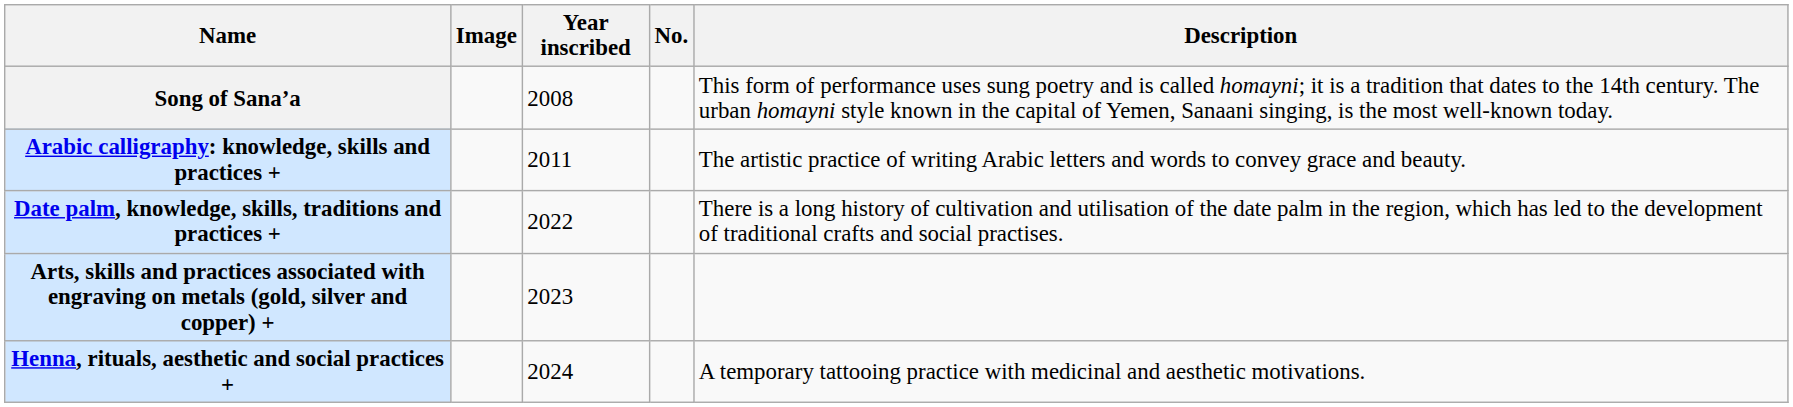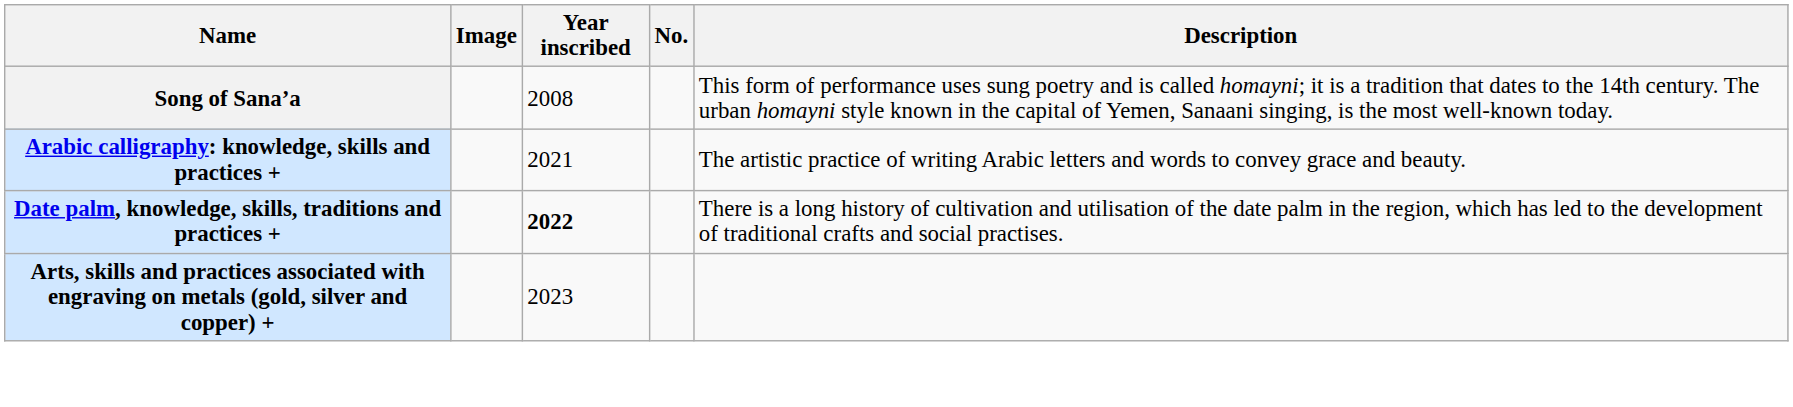(550, 159) 2011 -> (550, 159) 2021
(550, 221) normal -> (550, 221) bold
- row: (228, 371)
